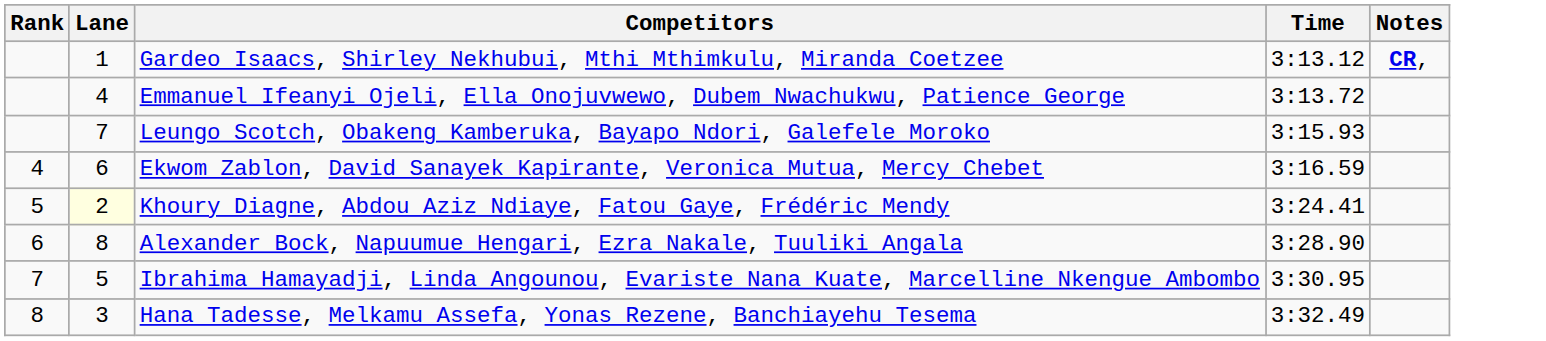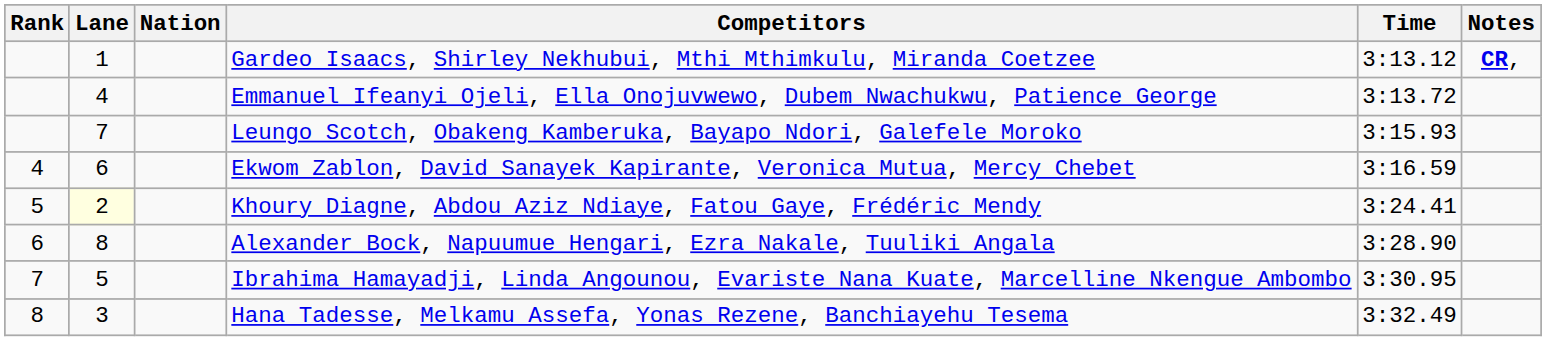+ column: (180, 23)
